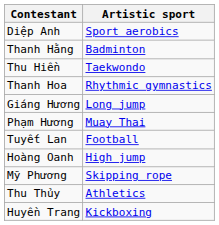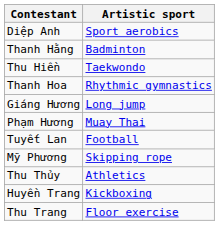- row: (40, 158)
+ row: (37, 212)
